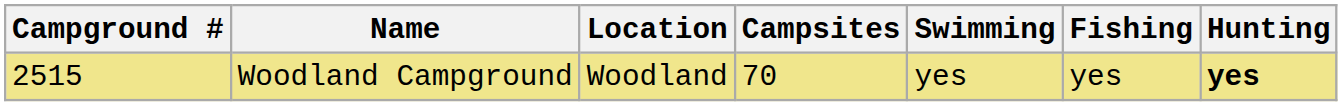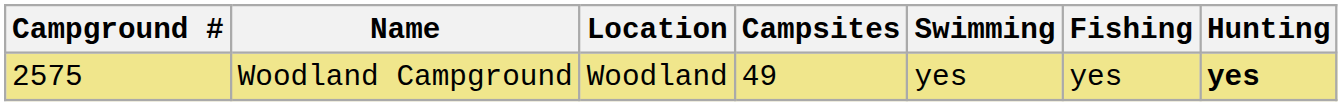(47, 77) 2515 -> (47, 77) 2575
(759, 77) 70 -> (759, 77) 49
